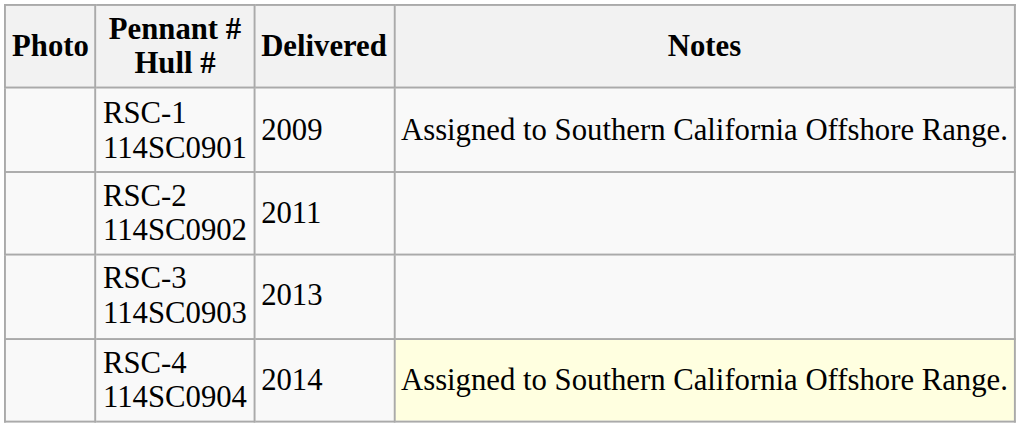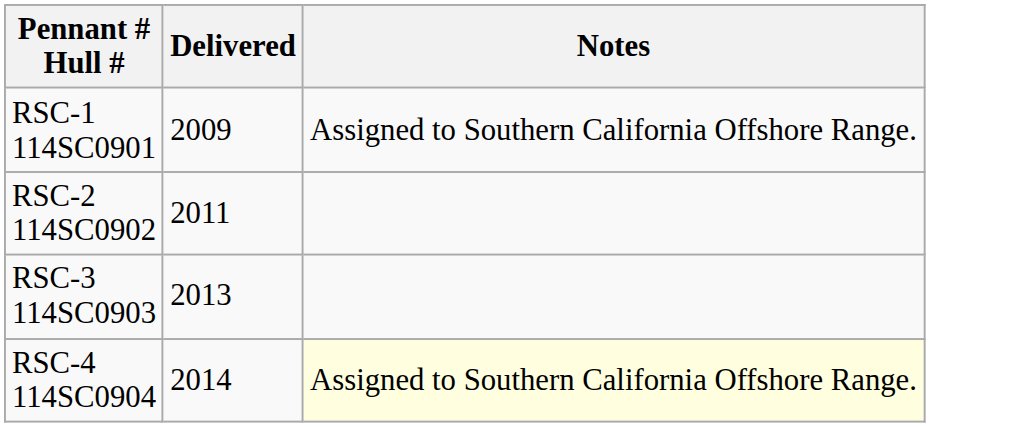- column: (50, 46)
